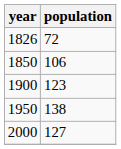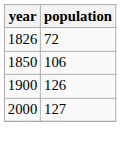(55, 86) 123 -> (55, 86) 126
- row: (23, 109)
